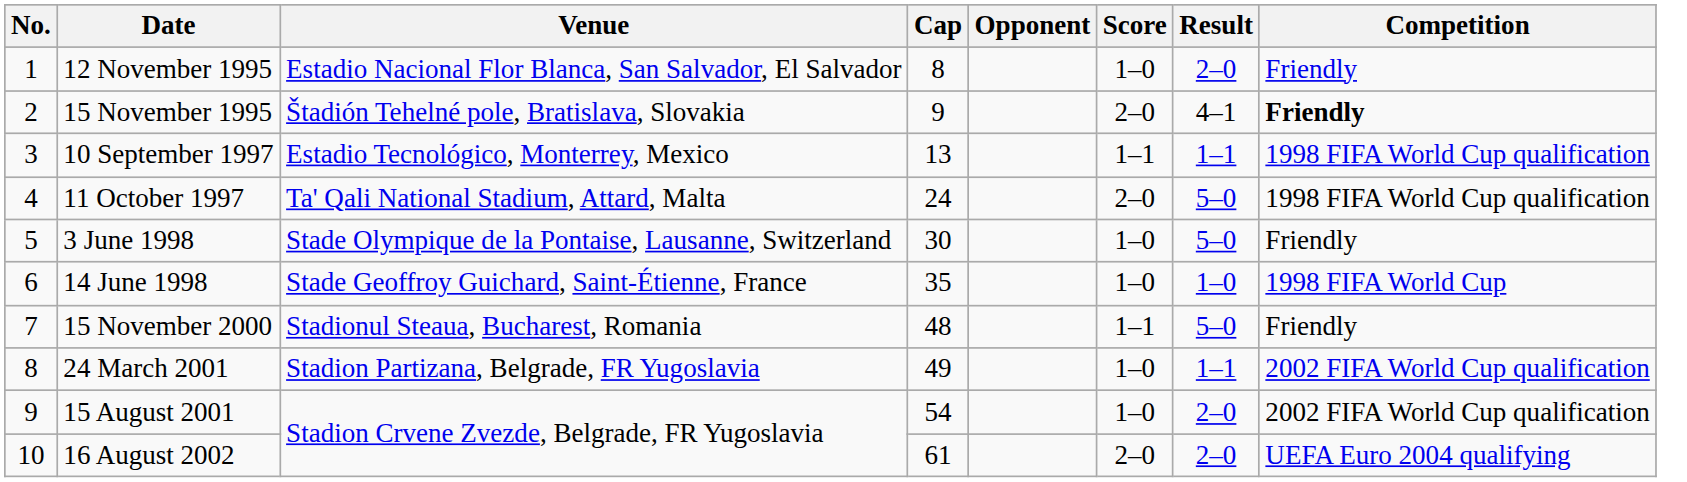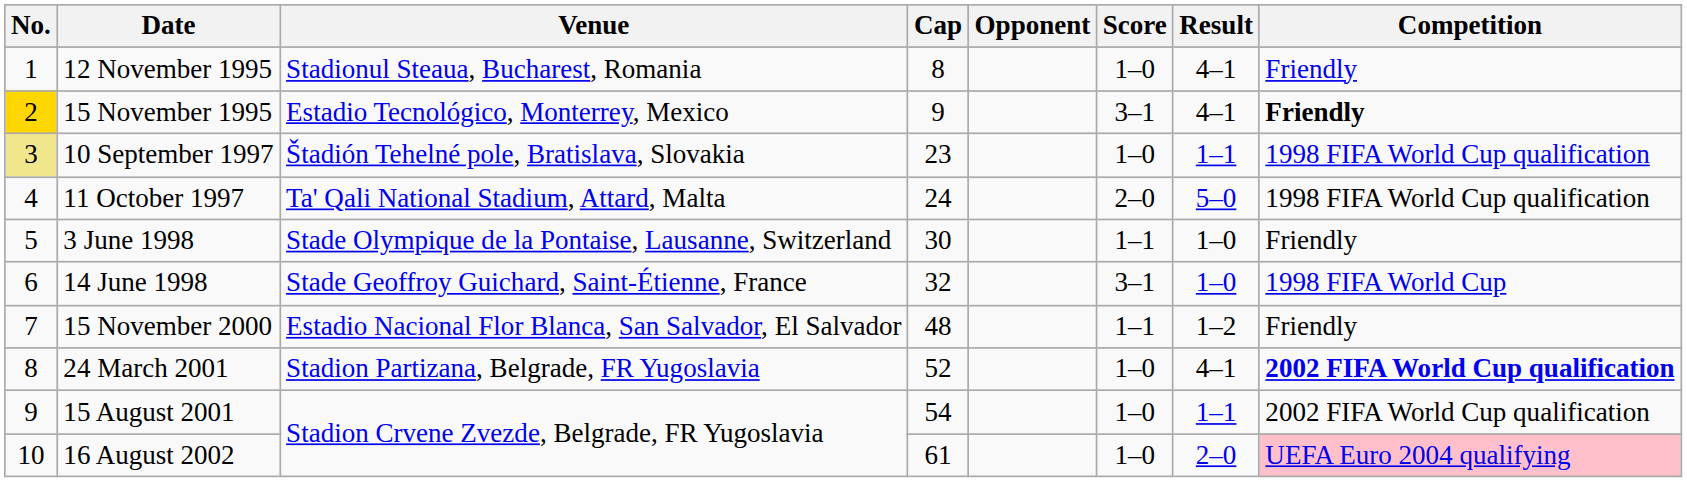(594, 68) Estadio Nacional Flor Blanca, San Salvador, El Salvador -> (494, 68) Stadionul Steaua, Bucharest, Romania
(1216, 68) 2–0 -> (1216, 68) 4–1
(31, 111) no background -> (31, 111) gold background
(515, 111) Štadión Tehelné pole, Bratislava, Slovakia -> (507, 111) Estadio Tecnológico, Monterrey, Mexico
(1135, 111) 2–0 -> (1135, 111) 3–1
(31, 154) no background -> (31, 154) khaki background
(507, 154) Estadio Tecnológico, Monterrey, Mexico -> (515, 154) Štadión Tehelné pole, Bratislava, Slovakia
(938, 154) 13 -> (938, 154) 23
(1135, 154) 1–1 -> (1135, 154) 1–0
(1135, 240) 1–0 -> (1135, 240) 1–1
(1216, 240) 5–0 -> (1216, 240) 1–0
(938, 283) 35 -> (938, 283) 32
(1135, 283) 1–0 -> (1135, 283) 3–1
(494, 326) Stadionul Steaua, Bucharest, Romania -> (594, 326) Estadio Nacional Flor Blanca, San Salvador, El Salvador
(1216, 326) 5–0 -> (1216, 326) 1–2
(938, 369) 49 -> (938, 369) 52
(1216, 369) 1–1 -> (1216, 369) 4–1
(1458, 369) normal -> (1470, 369) bold
(1216, 411) 2–0 -> (1216, 411) 1–1
(1135, 454) 2–0 -> (1135, 454) 1–0
(1418, 454) no background -> (1418, 454) pink background
